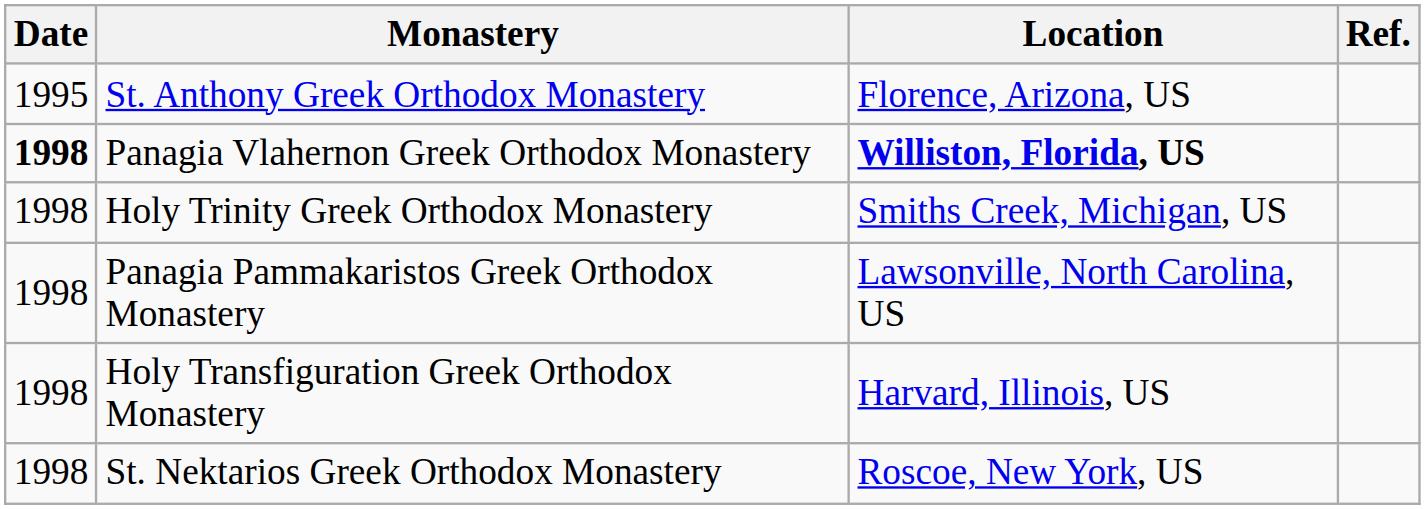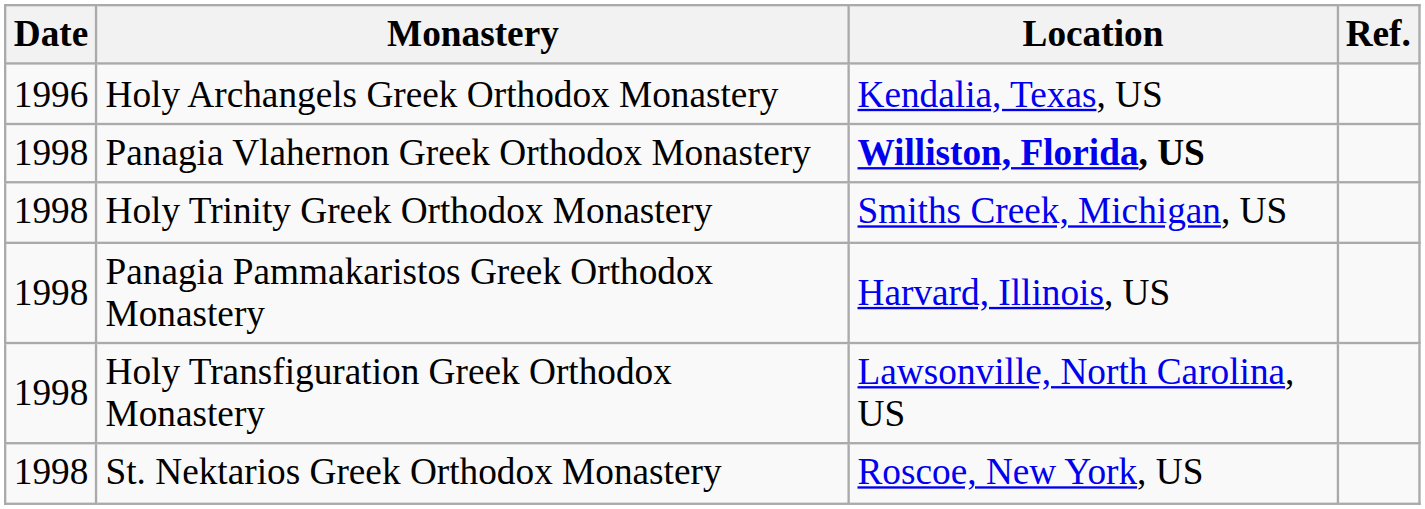- row: (405, 93)
+ row: (442, 93)
(51, 152) bold -> (51, 152) normal
(1076, 291) Lawsonville, North Carolina, US -> (1014, 291) Harvard, Illinois, US
(1014, 392) Harvard, Illinois, US -> (1076, 392) Lawsonville, North Carolina, US
